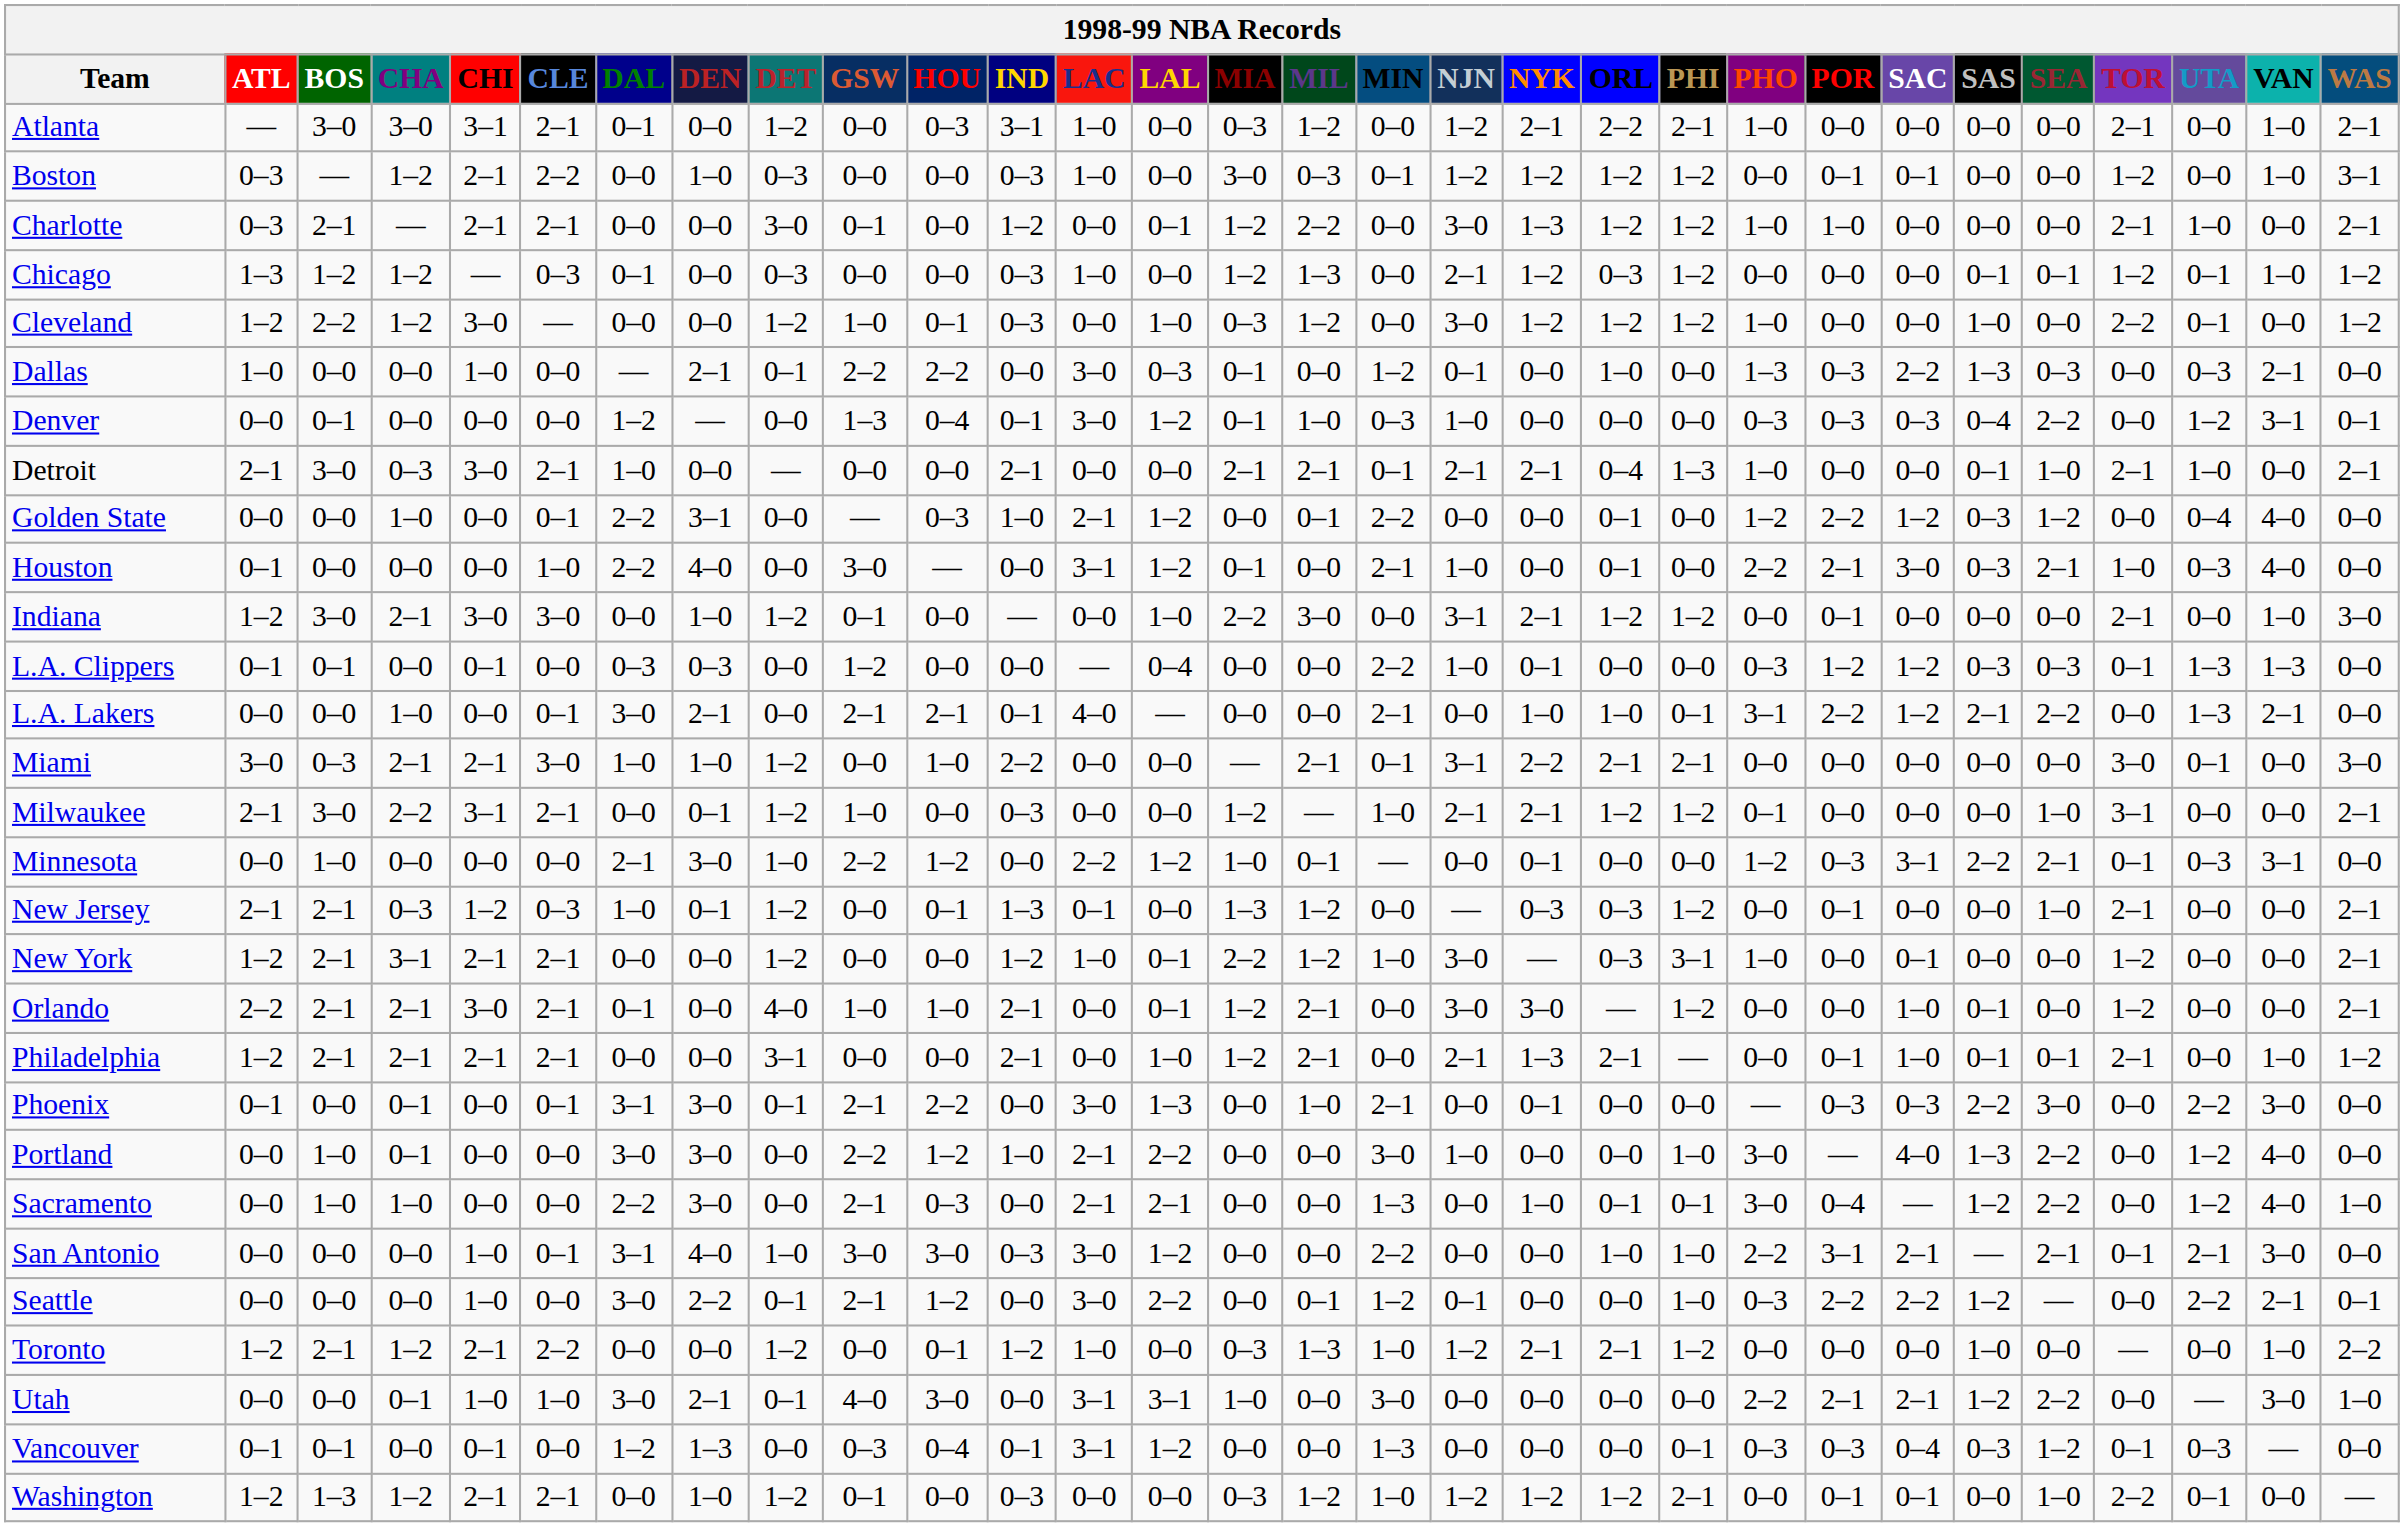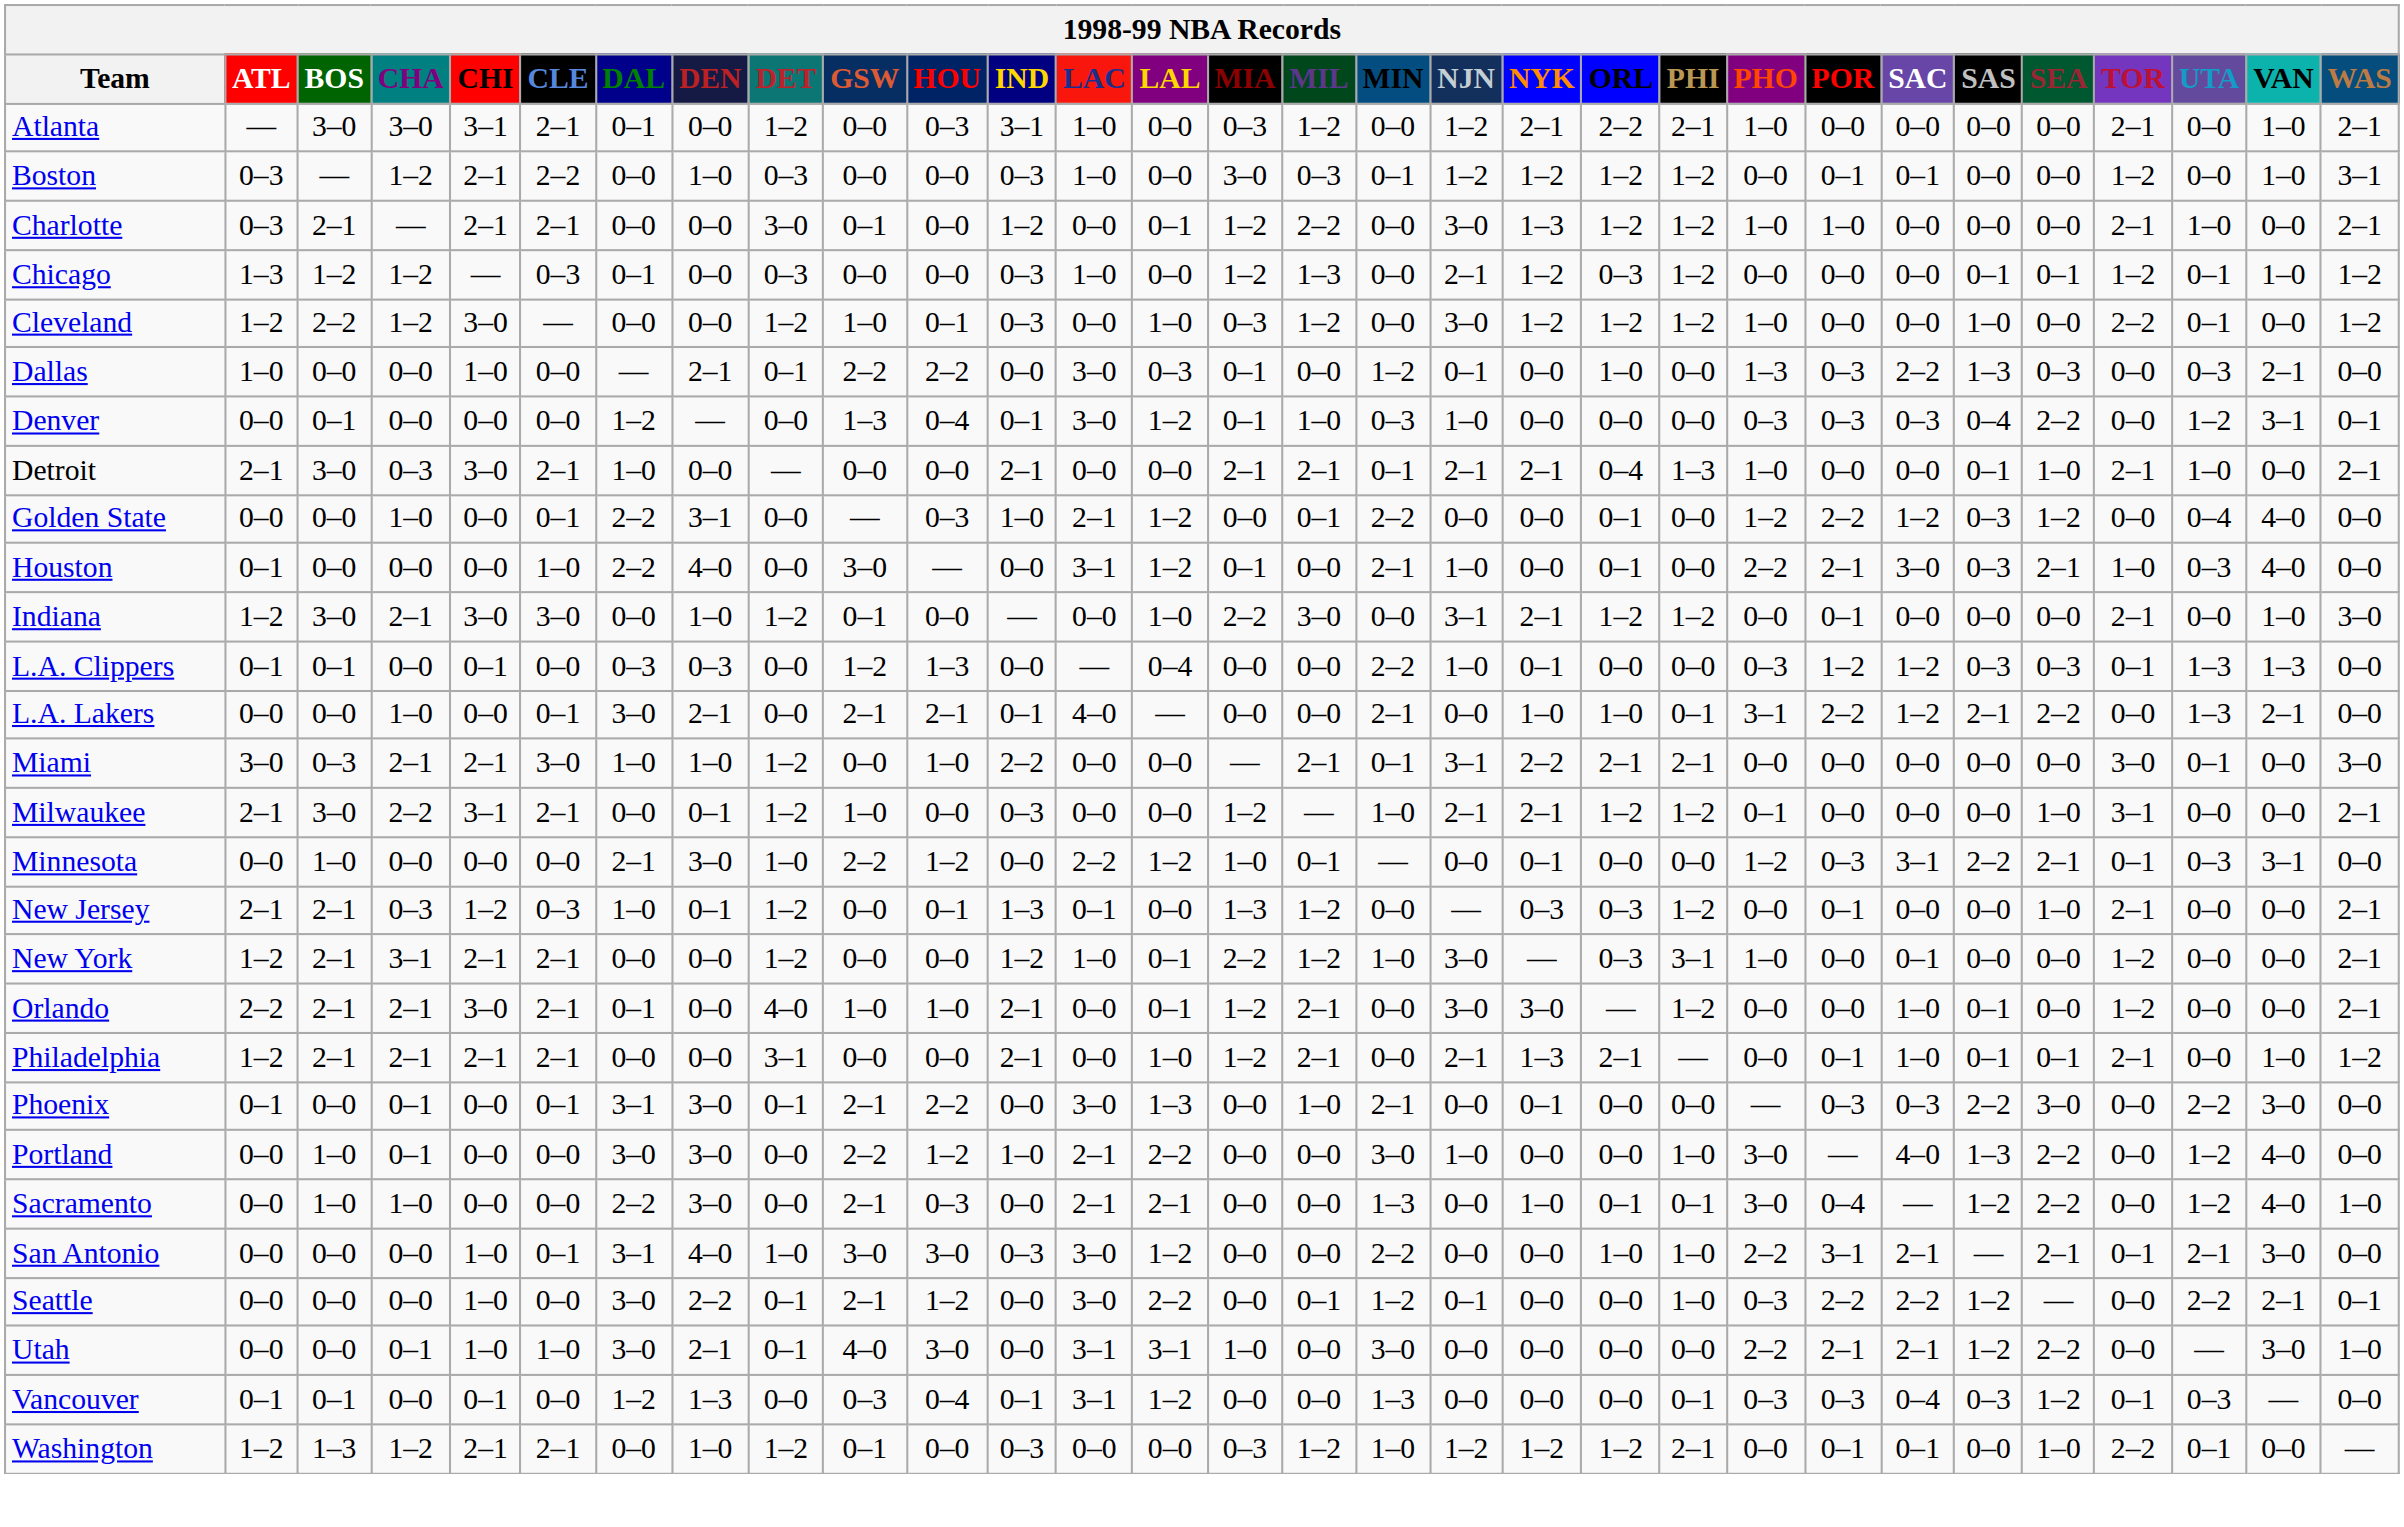(947, 665) 0–0 -> (947, 665) 1–3
- row: (59, 1350)
